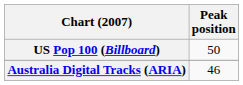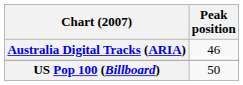rows swapped: (97, 70) <-> (97, 49)
